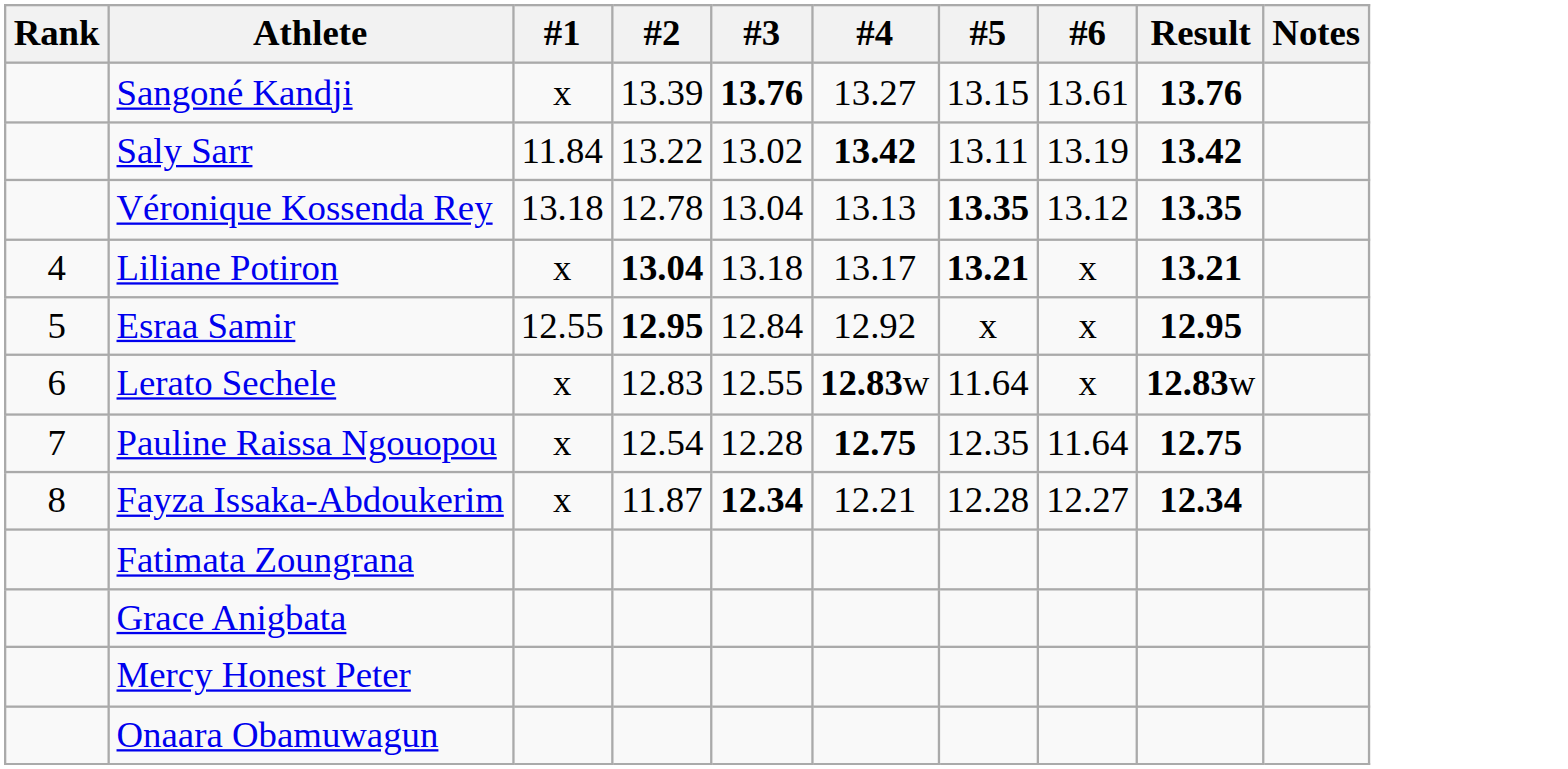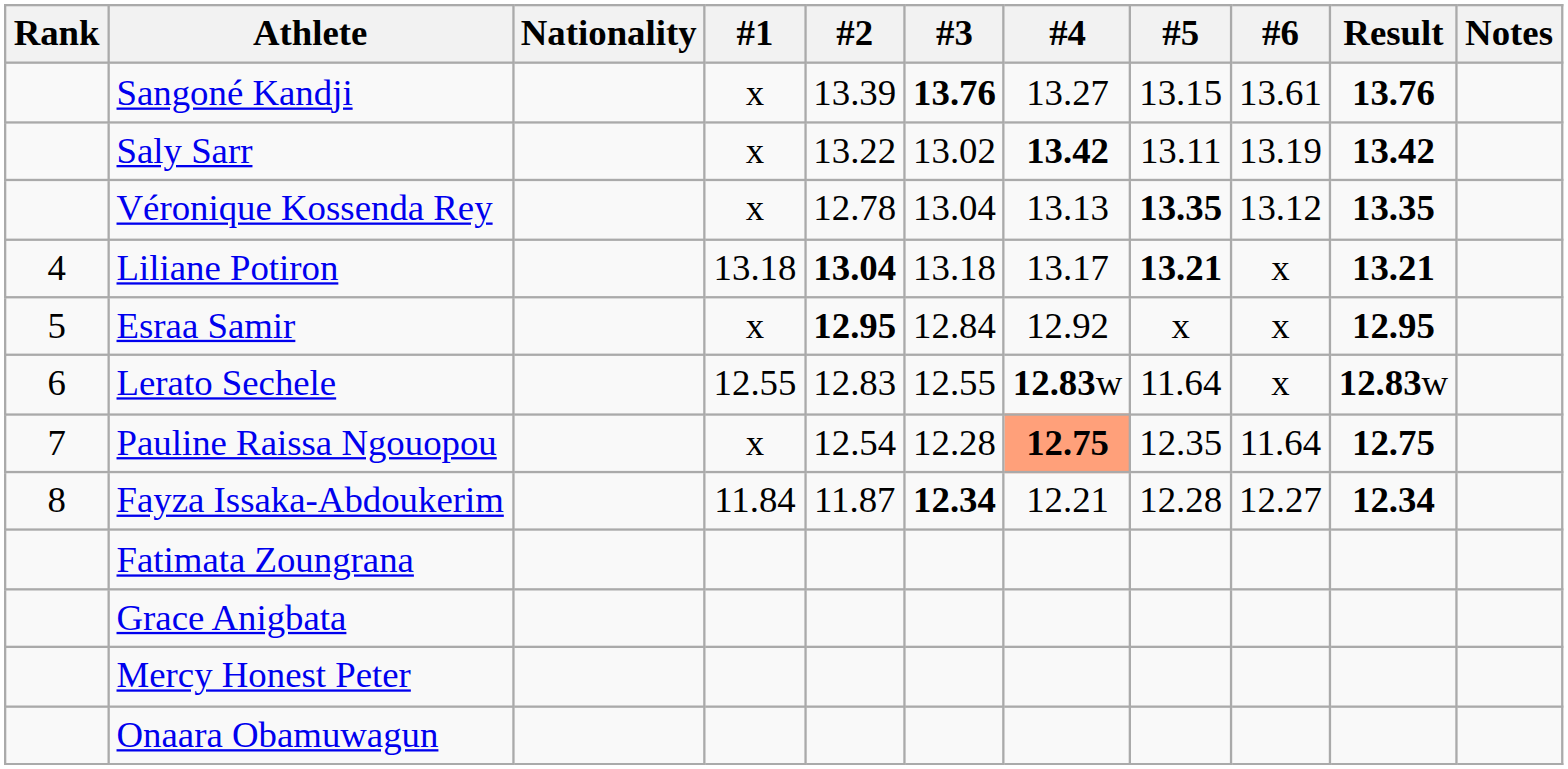+ column: (609, 33)
(562, 150) 11.84 -> (755, 150) x
(562, 208) 13.18 -> (755, 208) x
(562, 267) x -> (755, 267) 13.18
(562, 325) 12.55 -> (755, 325) x
(562, 383) x -> (755, 383) 12.55
(875, 442) no background -> (1068, 442) lightsalmon background
(562, 500) x -> (755, 500) 11.84
